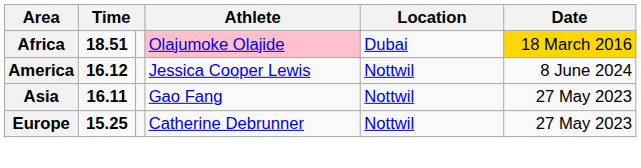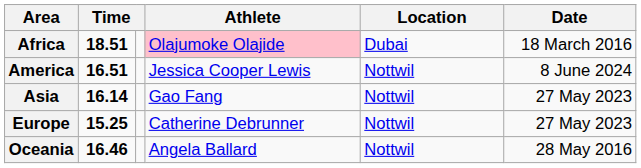(576, 44) gold background -> (576, 44) no background
(107, 70) 16.12 -> (107, 70) 16.51
(107, 96) 16.11 -> (107, 96) 16.14
+ row: (41, 149)
